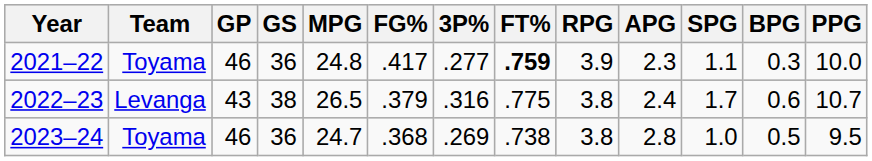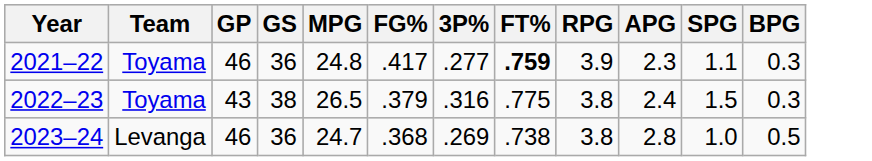- column: (837, 24)
(160, 99) Levanga -> (164, 99) Toyama
(721, 99) 1.7 -> (721, 99) 1.5
(784, 99) 0.6 -> (784, 99) 0.3
(164, 137) Toyama -> (160, 137) Levanga
